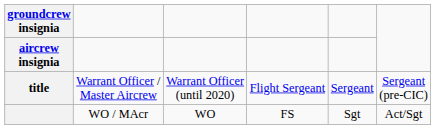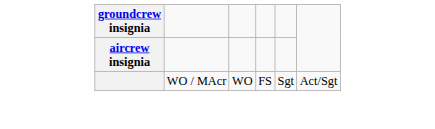- row: (39, 87)
